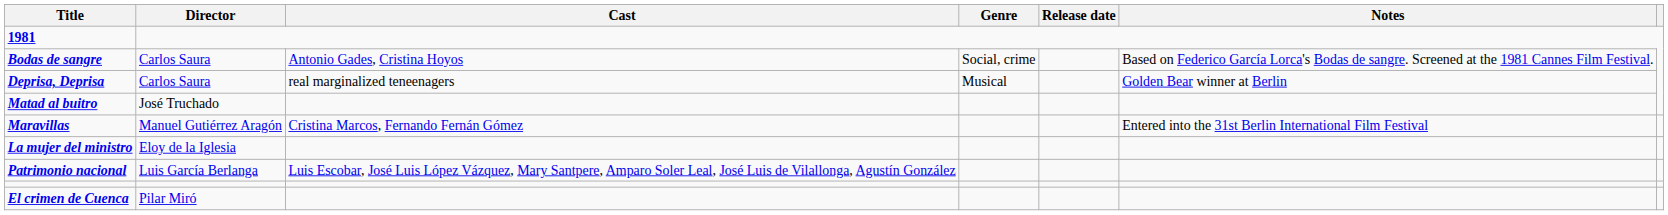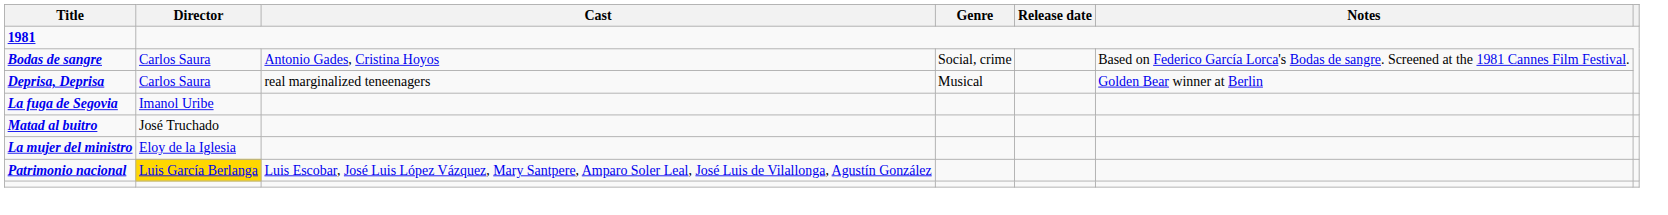+ row: (63, 103)
- row: (39, 125)
(198, 170) no background -> (198, 170) gold background
- row: (68, 198)
